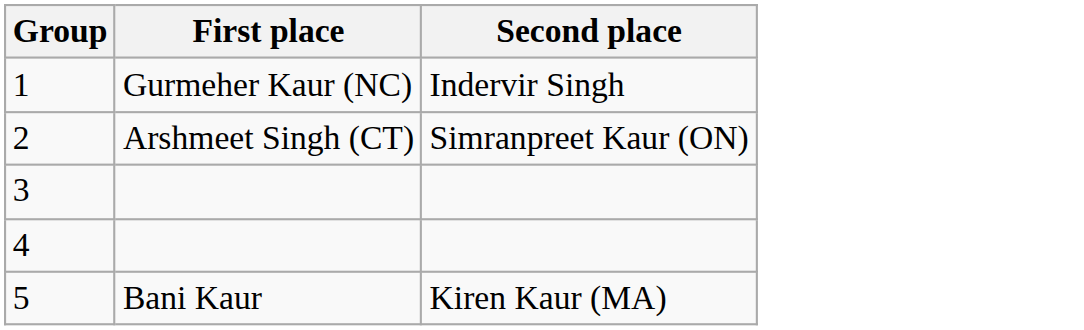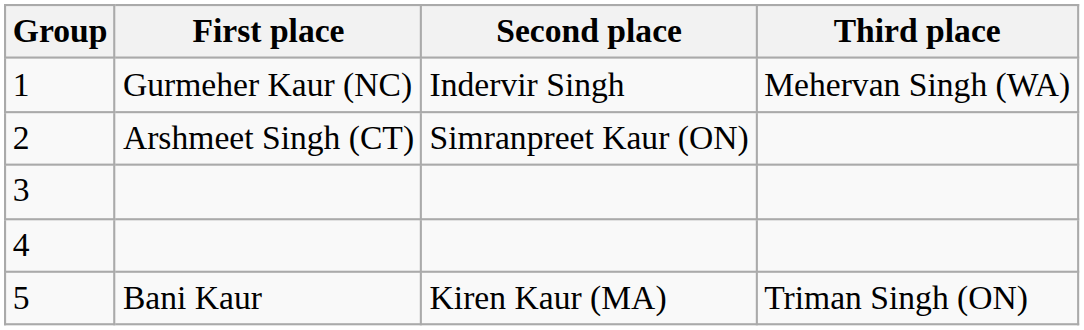+ column: (917, 31)
